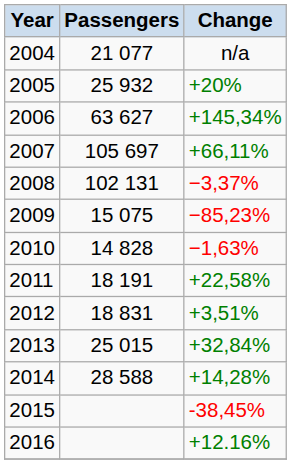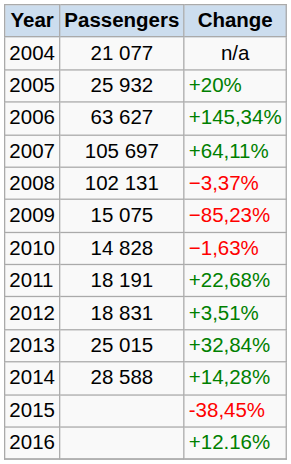(229, 150) +66,11% -> (229, 150) +64,11%
(230, 280) +22,58% -> (230, 280) +22,68%
